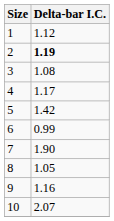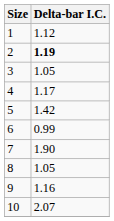(44, 71) 1.08 -> (44, 71) 1.05
